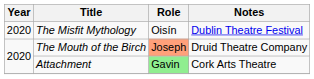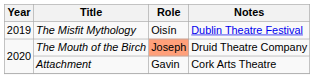(19, 30) 2020 -> (19, 30) 2019
(165, 64) lightgreen background -> (165, 64) no background
